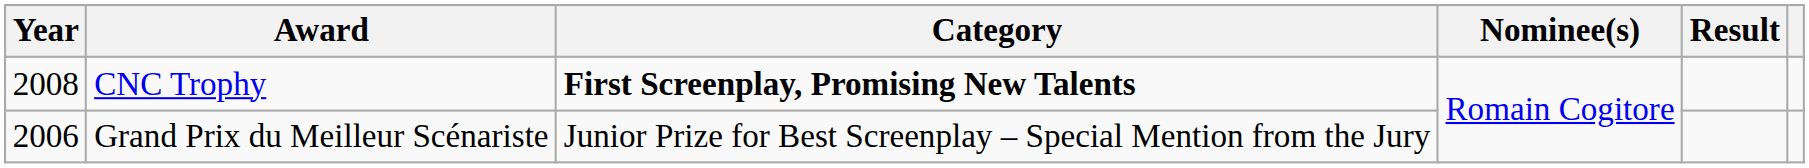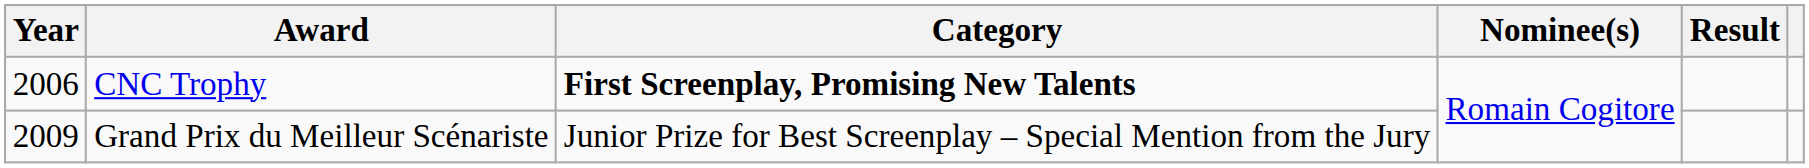(46, 83) 2008 -> (46, 83) 2006
(46, 135) 2006 -> (46, 135) 2009
